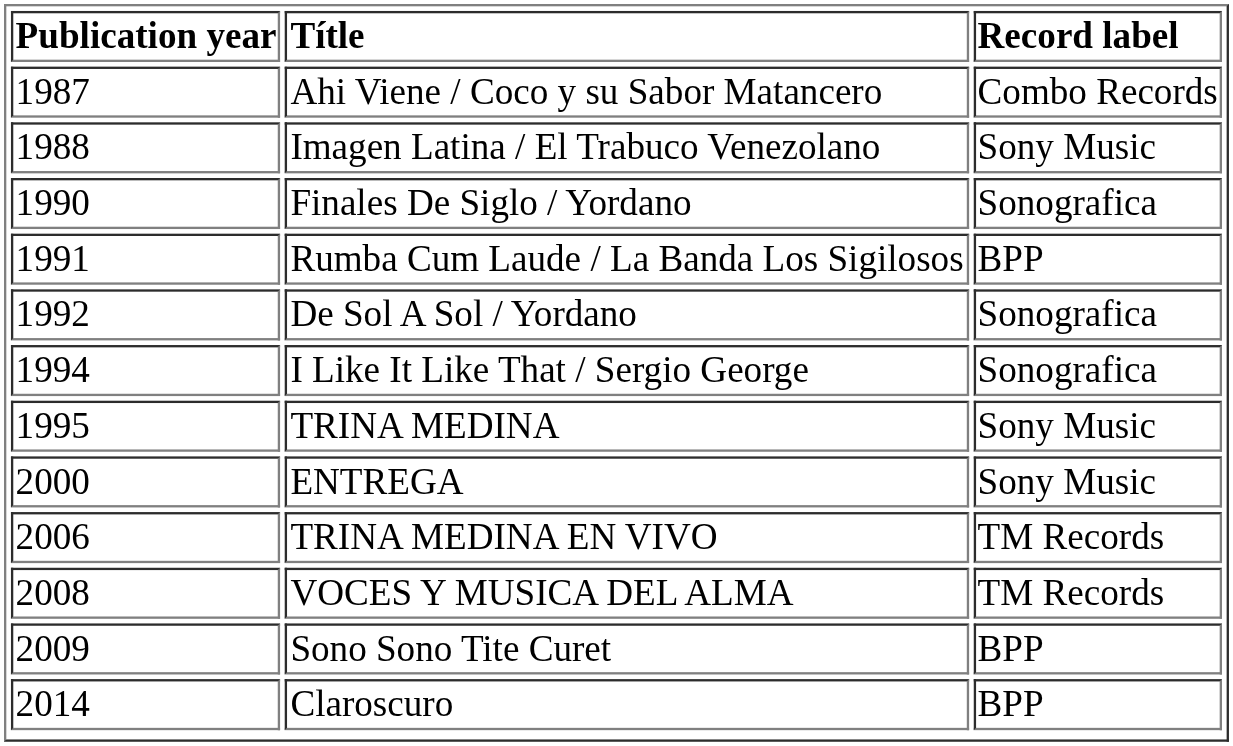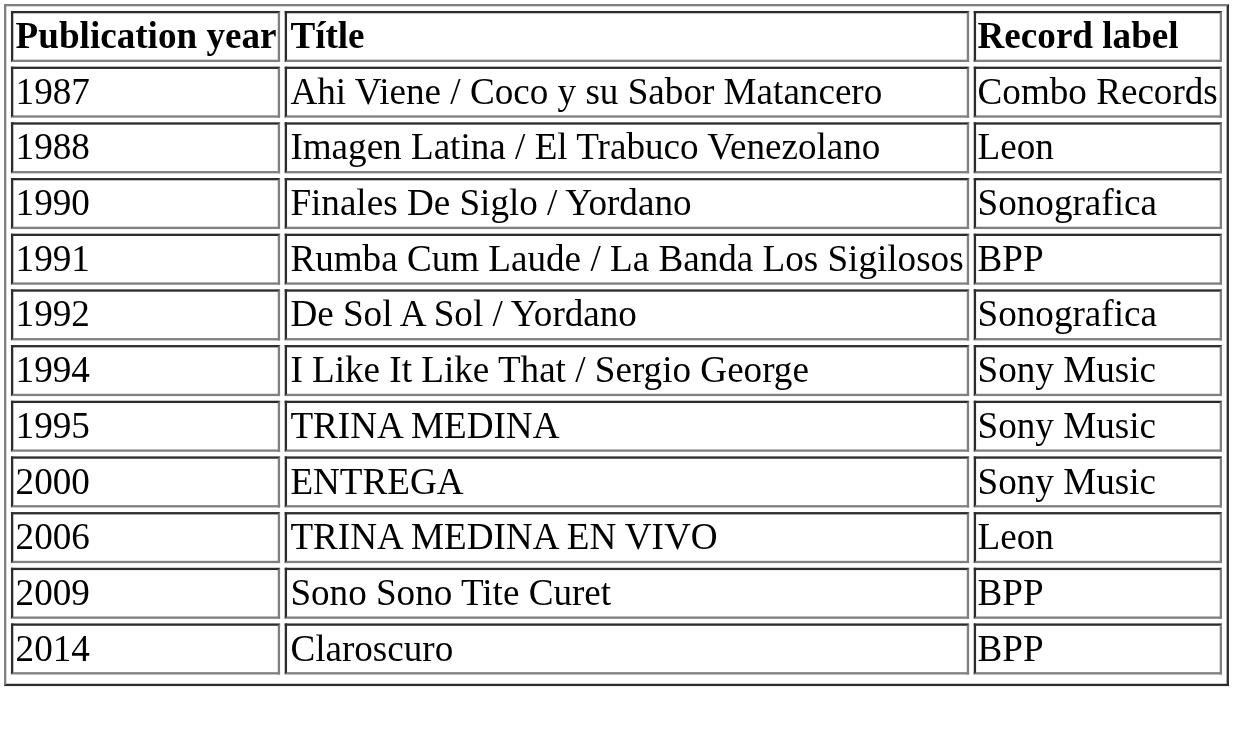(1067, 147) Sony Music -> (1016, 147) Leon
(1067, 369) Sonografica -> (1067, 369) Sony Music
(1071, 536) TM Records -> (1016, 536) Leon
- row: (542, 592)
